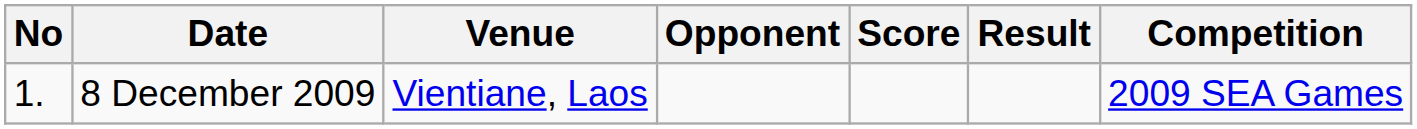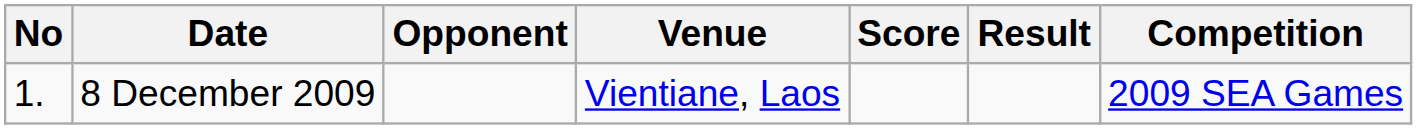columns swapped: (520, 33) <-> (753, 33)
